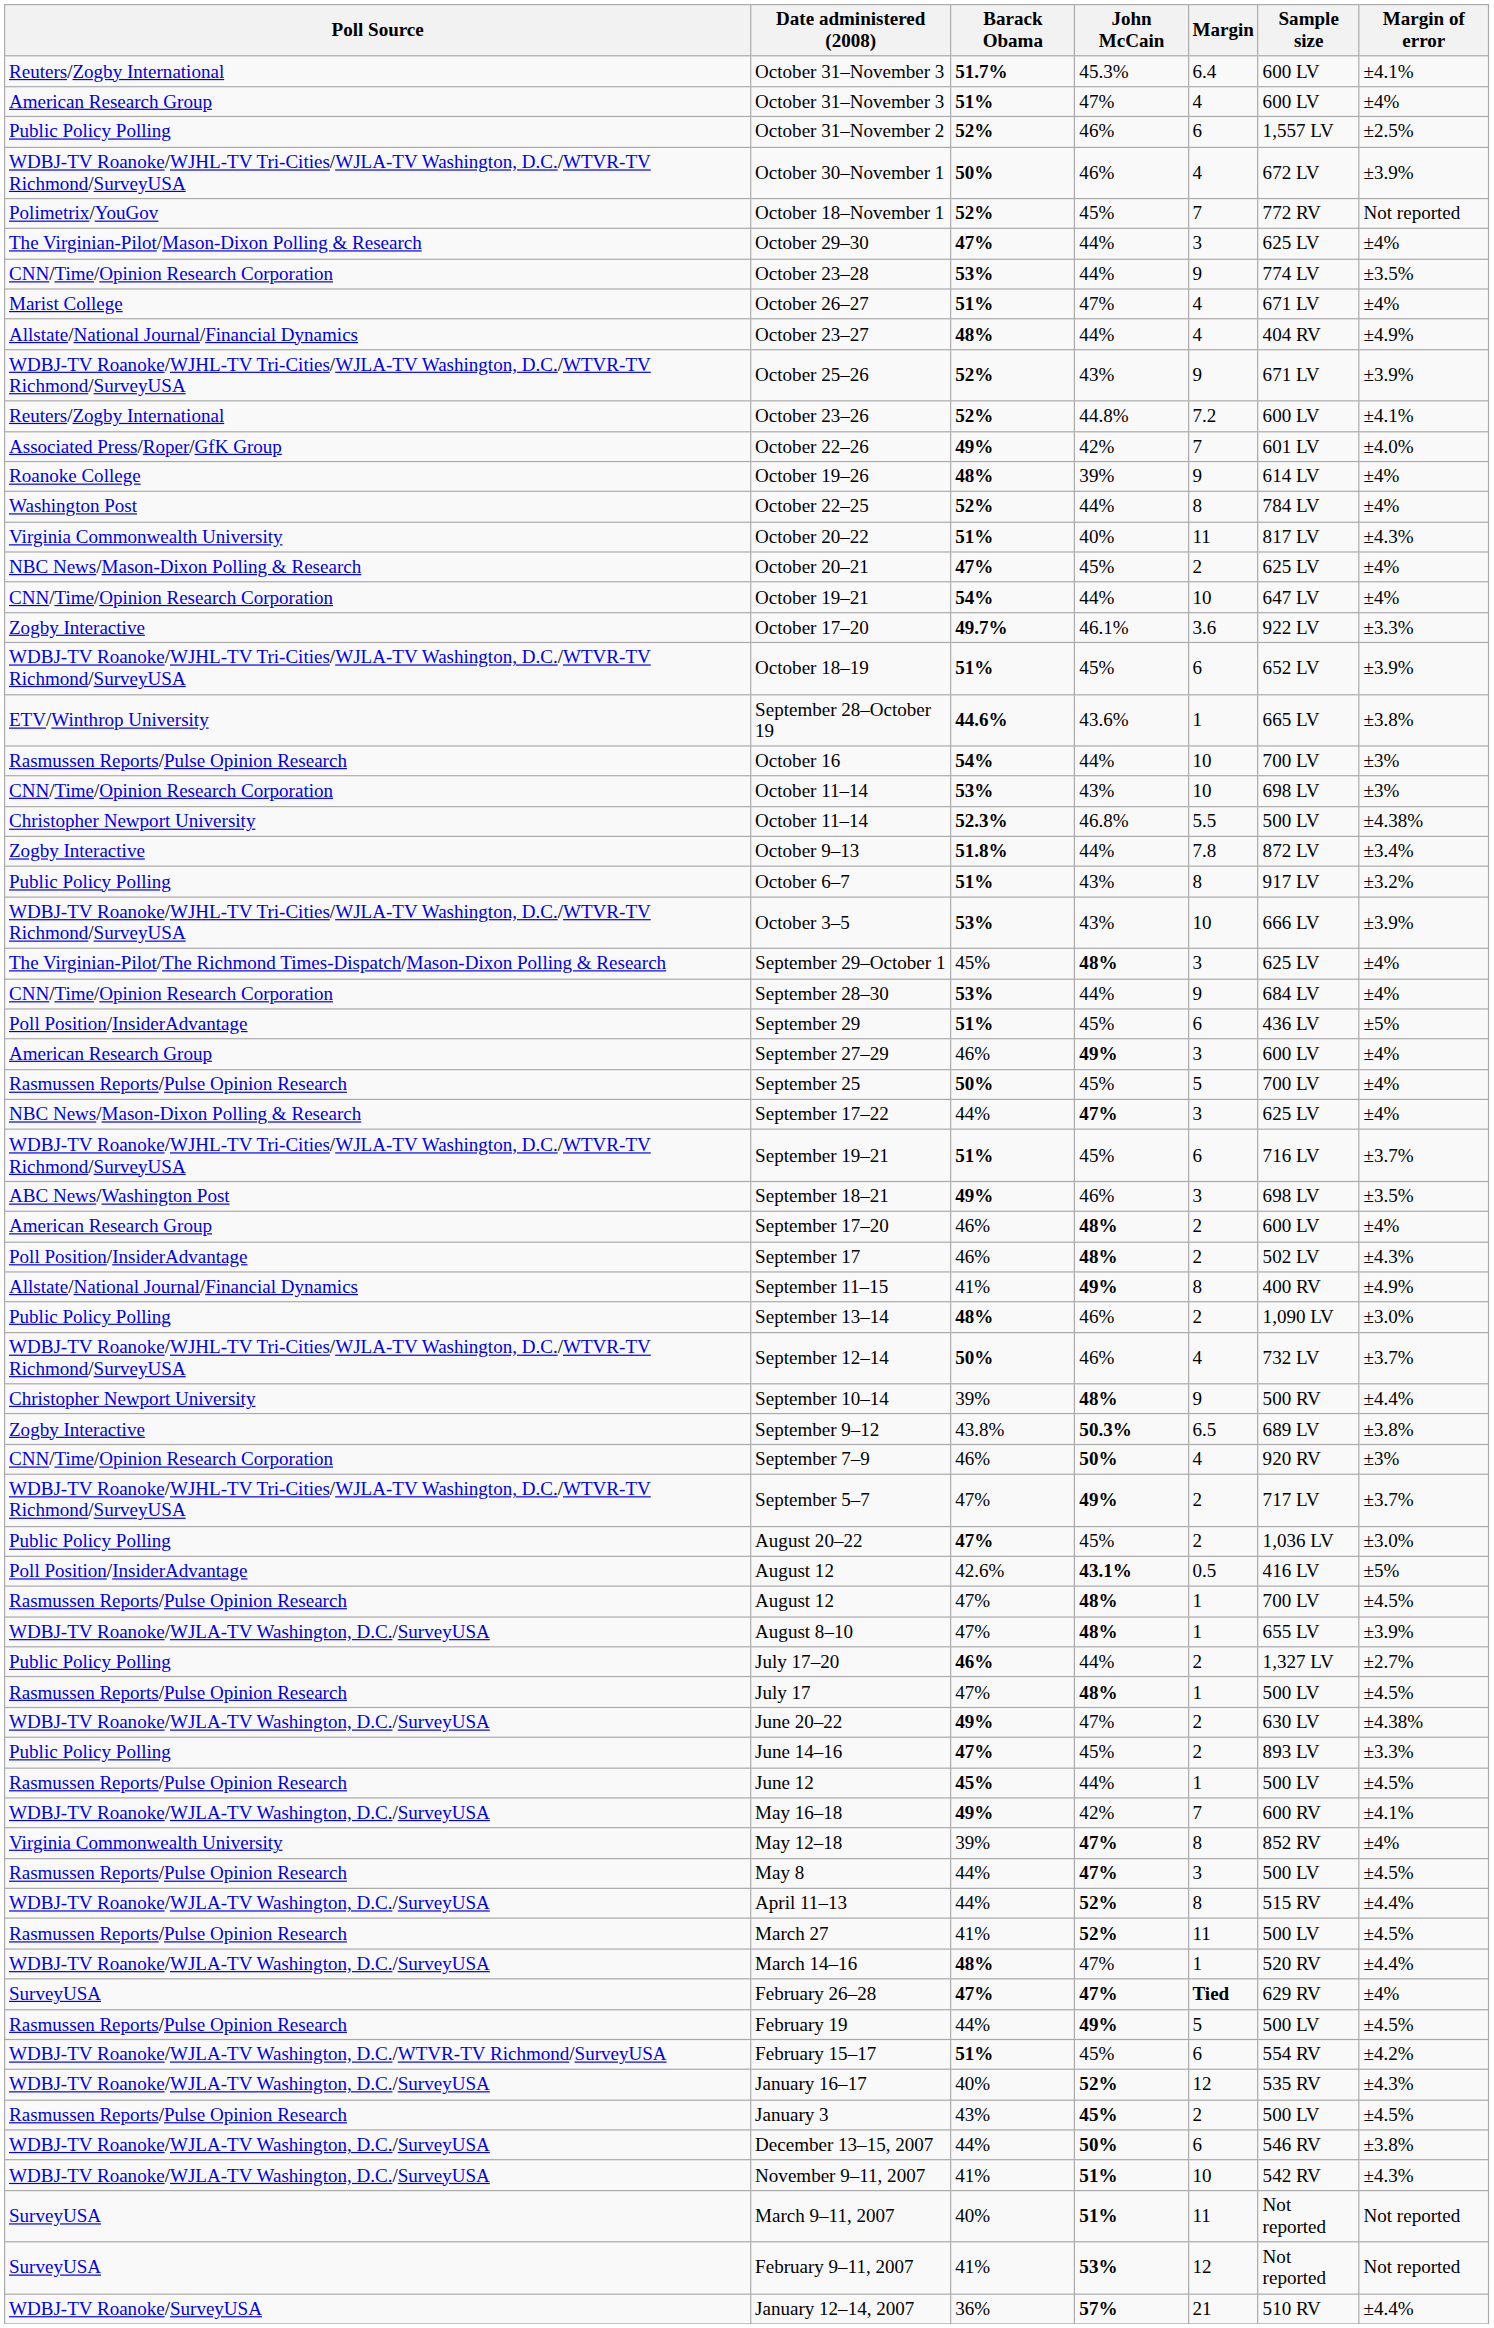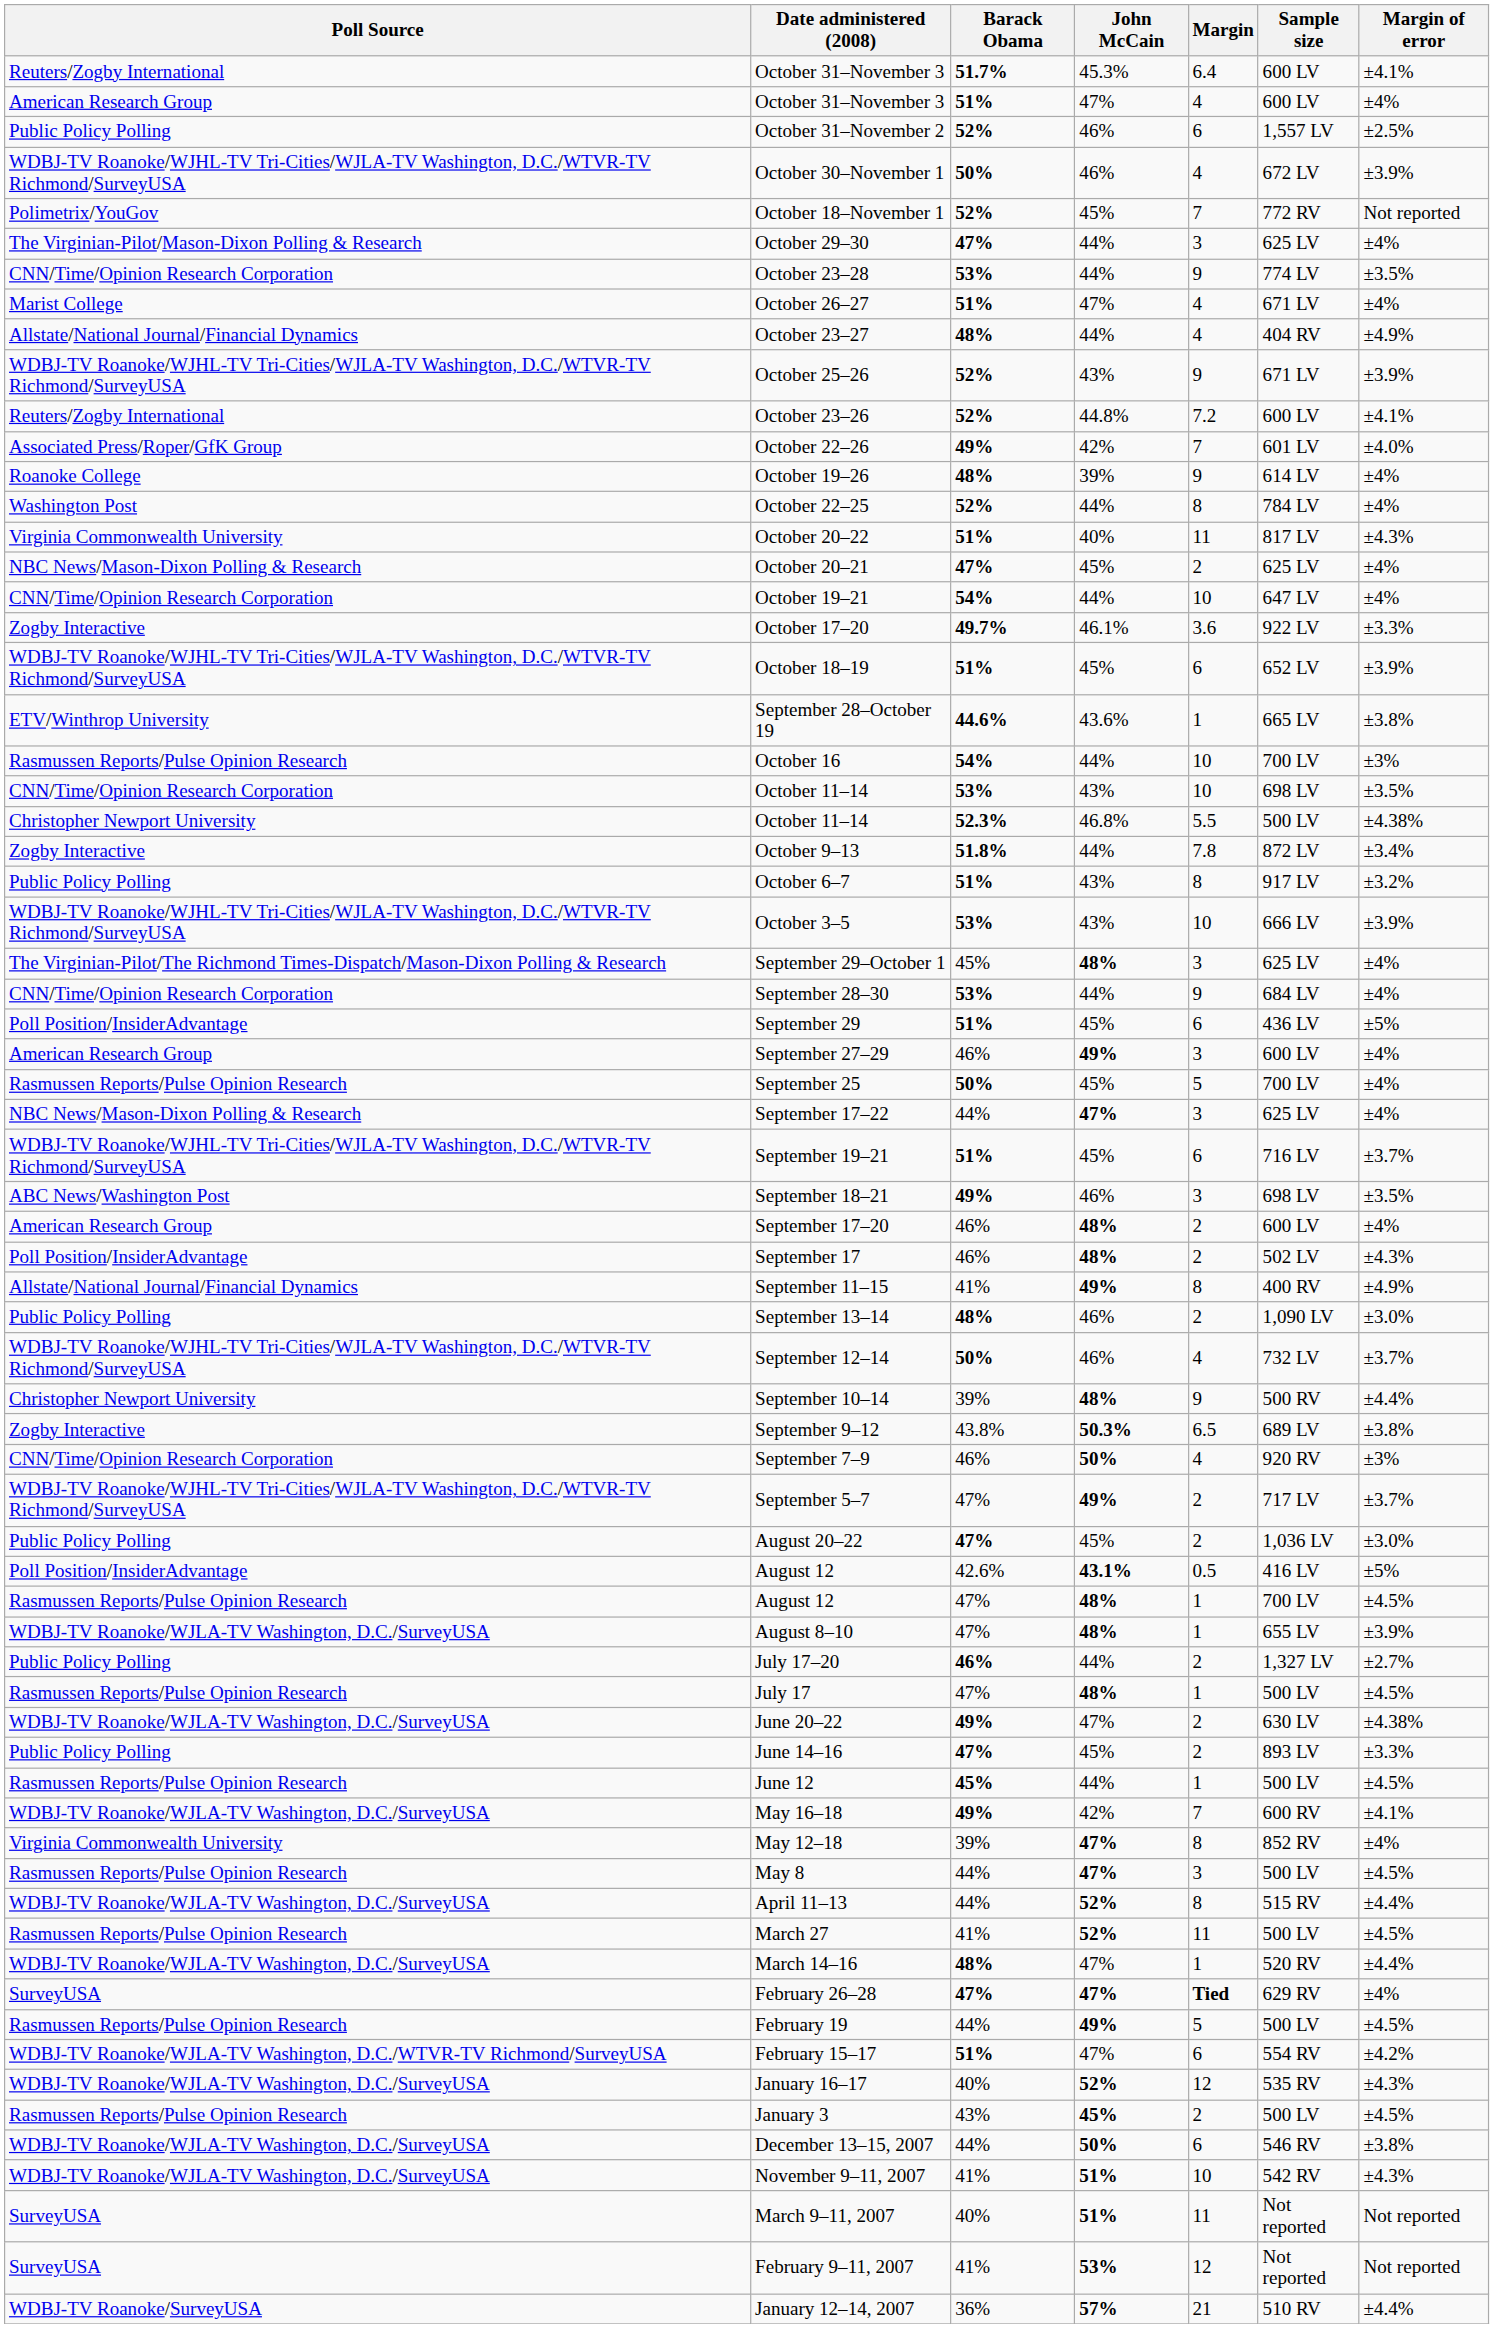(1381, 791) ±3% -> (1389, 791) ±3.5%
(1097, 2054) 45% -> (1097, 2054) 47%
